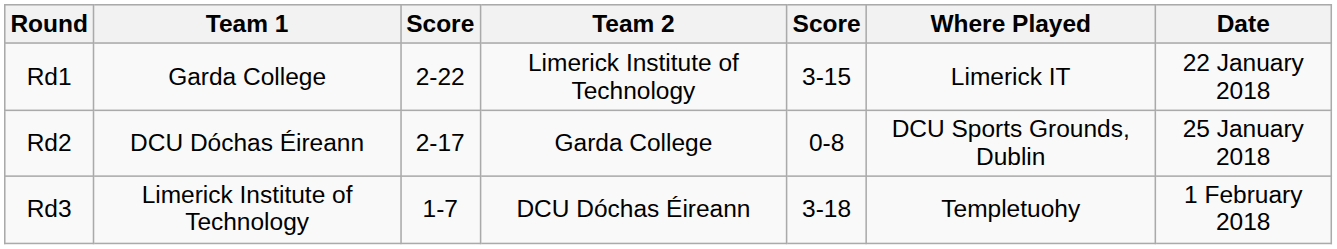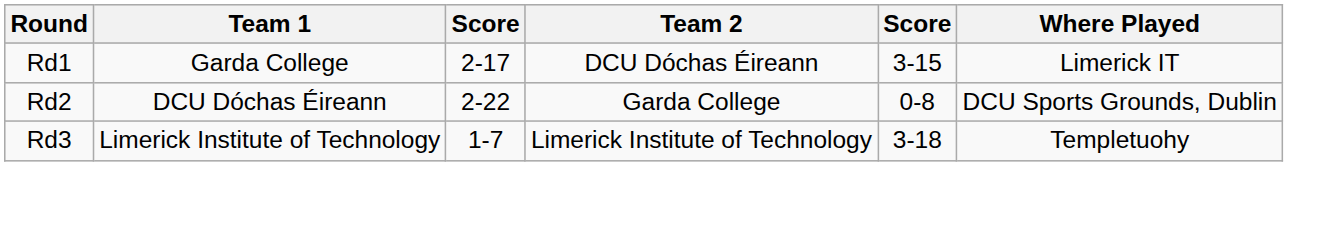- column: (1243, 23)
(440, 76) 2-22 -> (486, 62) 2-17
(633, 76) Limerick Institute of Technology -> (701, 62) DCU Dóchas Éireann
(440, 142) 2-17 -> (486, 101) 2-22
(633, 209) DCU Dóchas Éireann -> (701, 140) Limerick Institute of Technology
